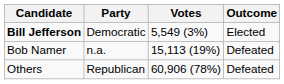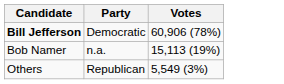- column: (252, 13)
(179, 32) 5,549 (3%) -> (186, 32) 60,906 (78%)
(186, 69) 60,906 (78%) -> (179, 69) 5,549 (3%)
